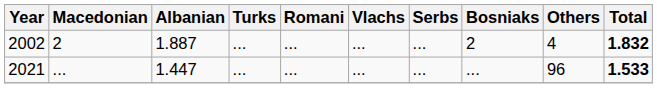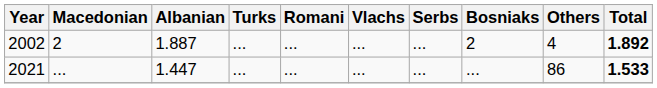(628, 43) 1.832 -> (628, 43) 1.892
(556, 69) 96 -> (556, 69) 86
